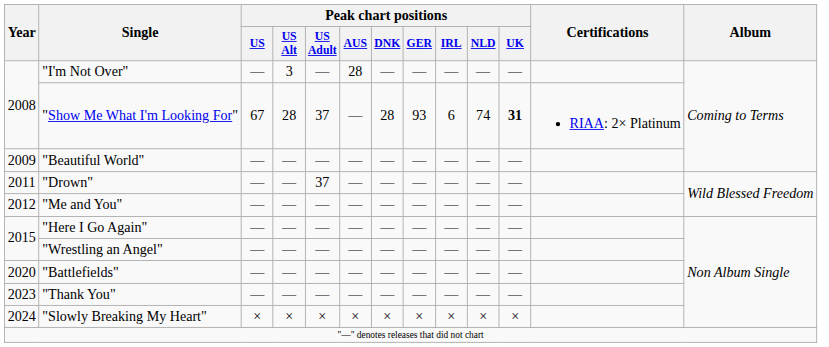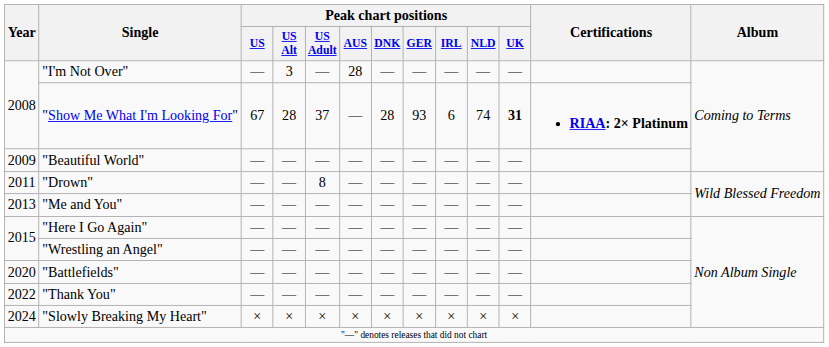(608, 124) normal -> (611, 124) bold
(322, 182) 37 -> (322, 182) 8
(22, 205) 2012 -> (22, 205) 2013
(22, 294) 2023 -> (22, 294) 2022
